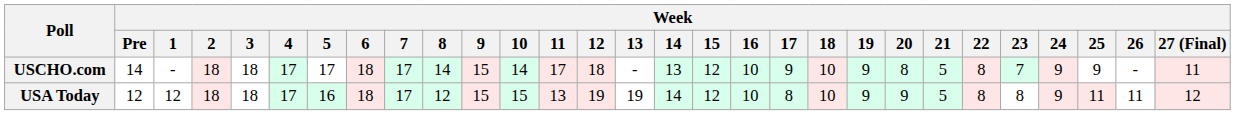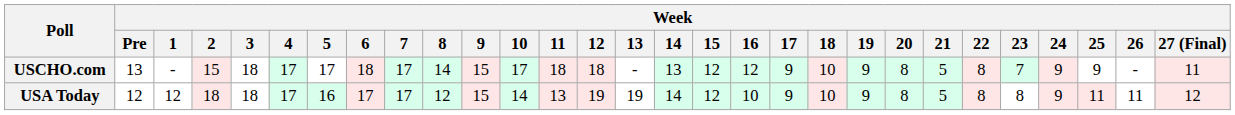(134, 69) 14 -> (134, 69) 13
(211, 69) 18 -> (211, 69) 15
(519, 69) 14 -> (519, 69) 17
(558, 69) 17 -> (558, 69) 18
(750, 69) 10 -> (750, 69) 12
(365, 95) 18 -> (365, 95) 17
(519, 95) 15 -> (519, 95) 14
(789, 95) 8 -> (789, 95) 9
(904, 95) 9 -> (904, 95) 8
